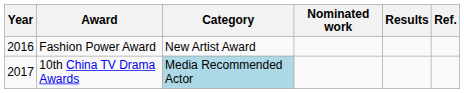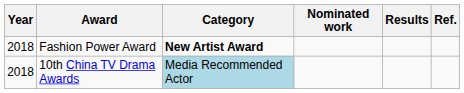(20, 46) 2016 -> (20, 46) 2018
(210, 46) normal -> (214, 46) bold
(20, 72) 2017 -> (20, 72) 2018
